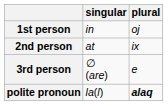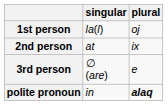(90, 29) in -> (94, 29) la(l)
(94, 92) la(l) -> (90, 92) in
